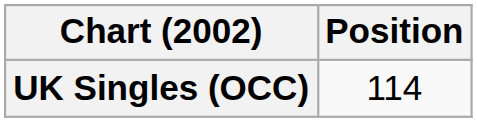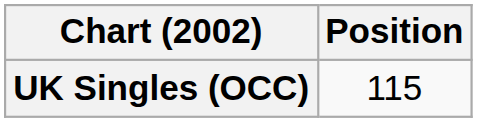(394, 87) 114 -> (394, 87) 115
